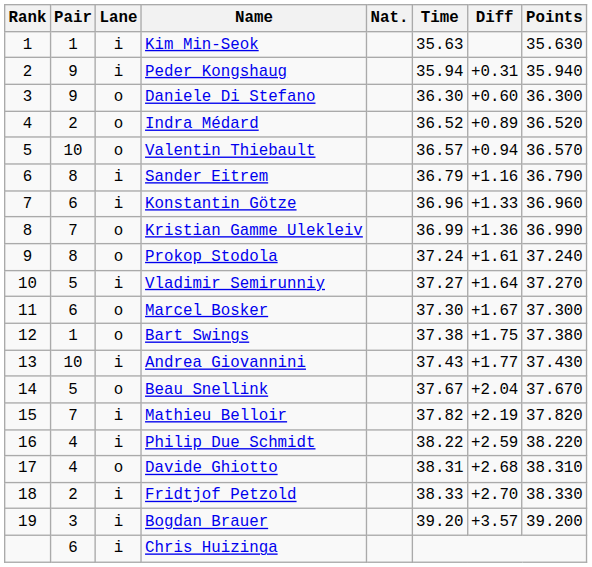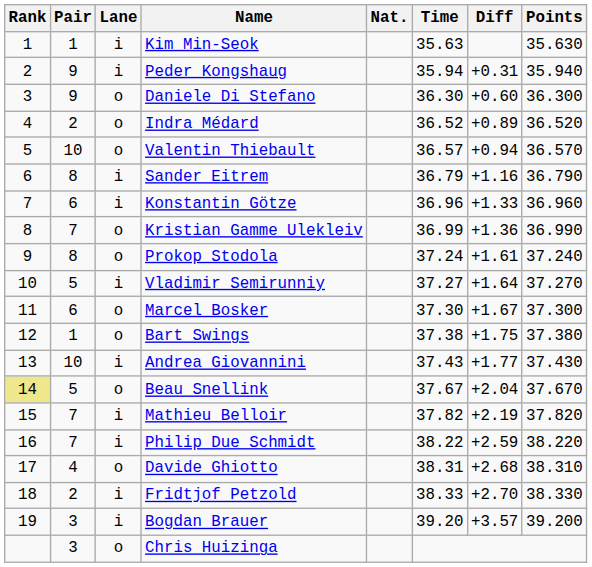(27, 389) no background -> (27, 389) khaki background
(73, 442) 4 -> (73, 442) 7
(73, 548) 6 -> (73, 548) 3
(118, 548) i -> (118, 548) o
